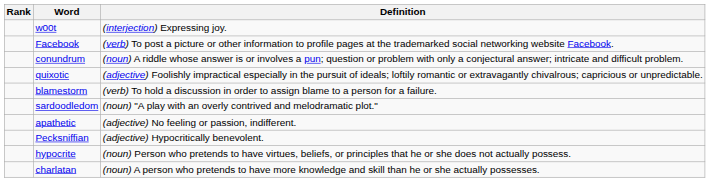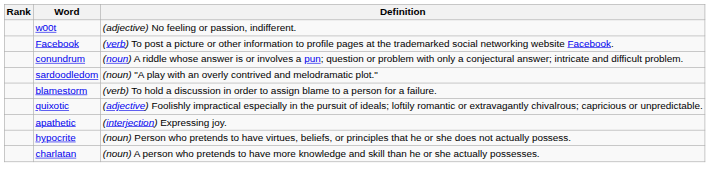(165, 28) (interjection) Expressing joy. -> (200, 28) (adjective) No feeling or passion, indifferent.
rows swapped: (52, 75) <-> (67, 106)
(200, 122) (adjective) No feeling or passion, indifferent. -> (165, 122) (interjection) Expressing joy.
- row: (62, 138)
